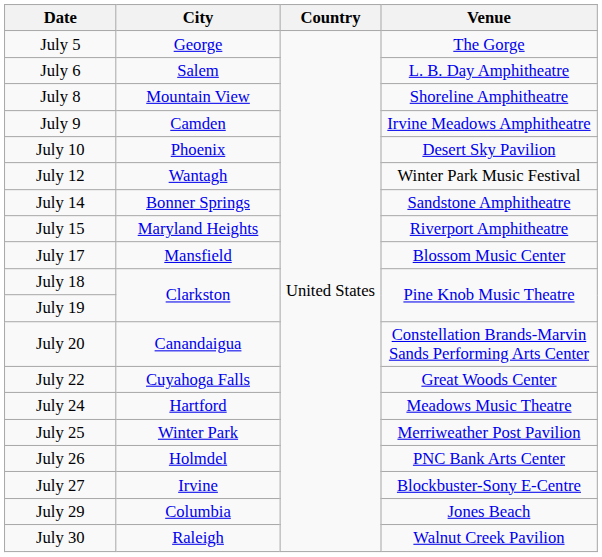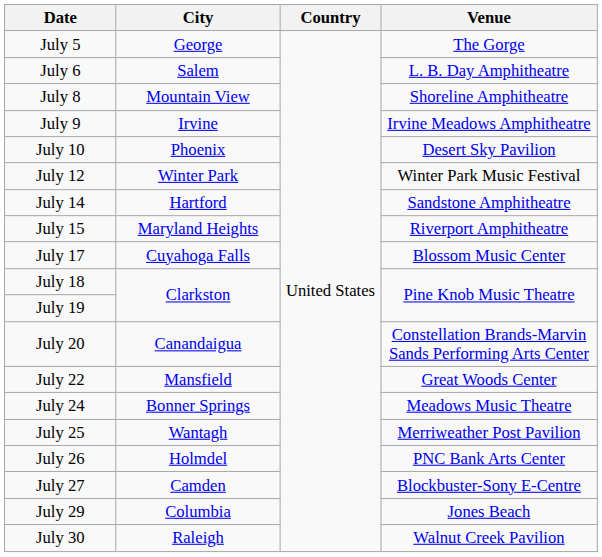(198, 123) Camden -> (198, 123) Irvine
(198, 176) Wantagh -> (198, 176) Winter Park
(198, 202) Bonner Springs -> (198, 202) Hartford
(198, 255) Mansfield -> (198, 255) Cuyahoga Falls
(198, 379) Cuyahoga Falls -> (198, 379) Mansfield
(198, 405) Hartford -> (198, 405) Bonner Springs
(198, 432) Winter Park -> (198, 432) Wantagh
(198, 485) Irvine -> (198, 485) Camden
